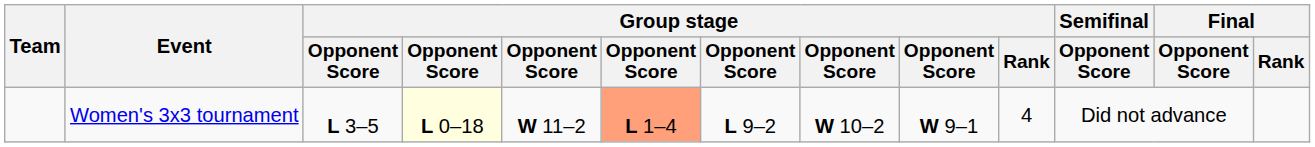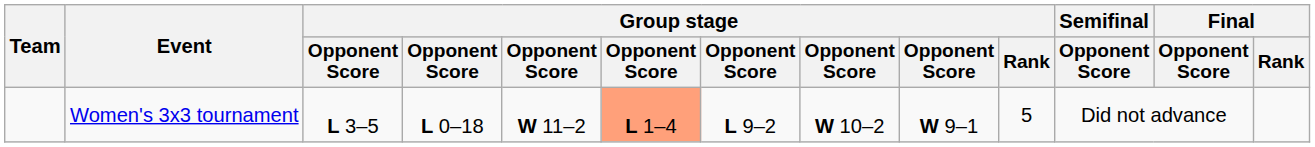(452, 126) lightyellow background -> (452, 126) no background
(1027, 115) 4 -> (1027, 115) 5
